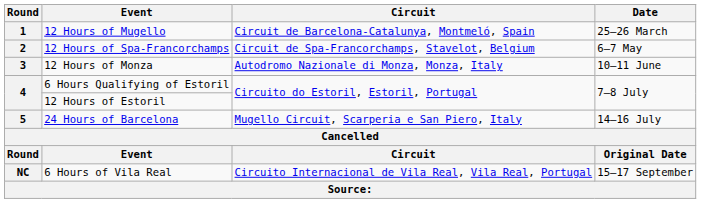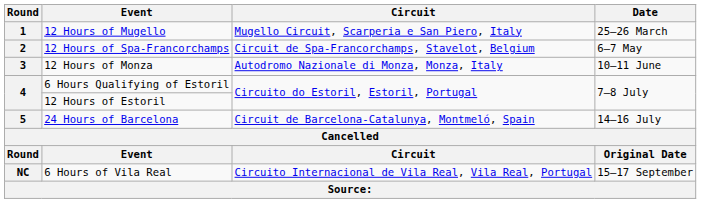(385, 31) Circuit de Barcelona-Catalunya, Montmeló, Spain -> (378, 31) Mugello Circuit, Scarperia e San Piero, Italy
(378, 119) Mugello Circuit, Scarperia e San Piero, Italy -> (385, 119) Circuit de Barcelona-Catalunya, Montmeló, Spain
